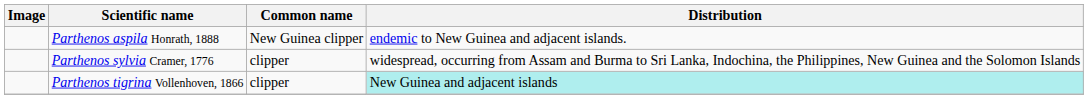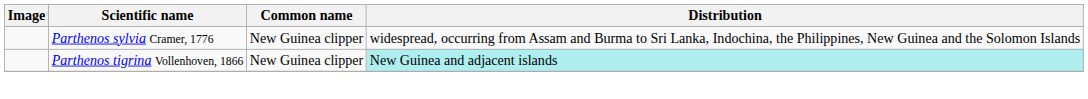- row: (135, 37)
(269, 60) clipper -> (307, 37) New Guinea clipper
(269, 82) clipper -> (307, 60) New Guinea clipper
